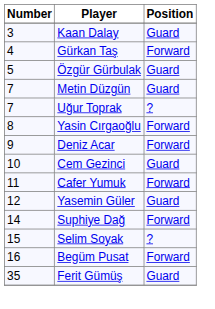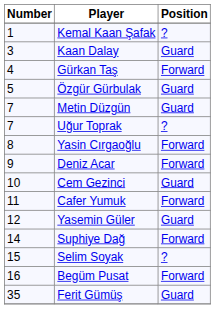+ row: (106, 32)
